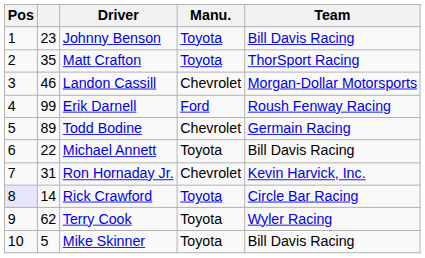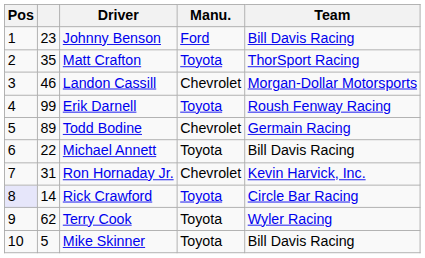(201, 38) Toyota -> (195, 38) Ford
(195, 106) Ford -> (201, 106) Toyota
